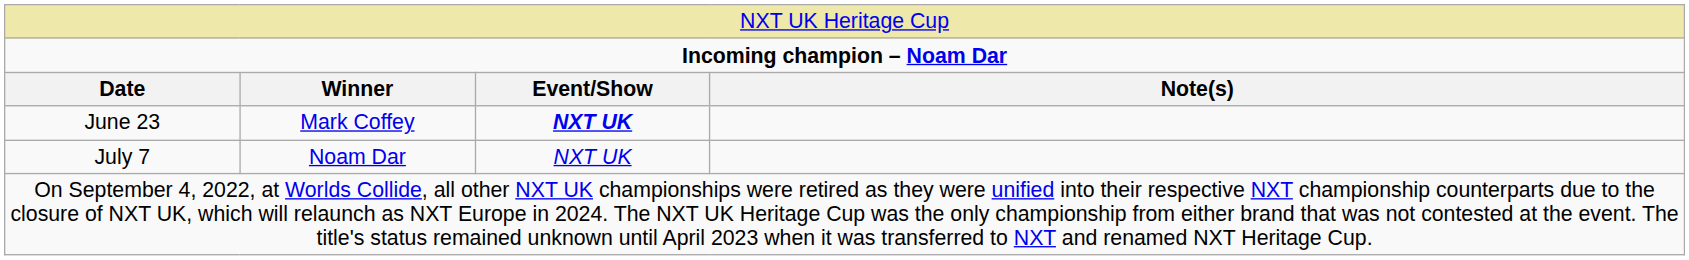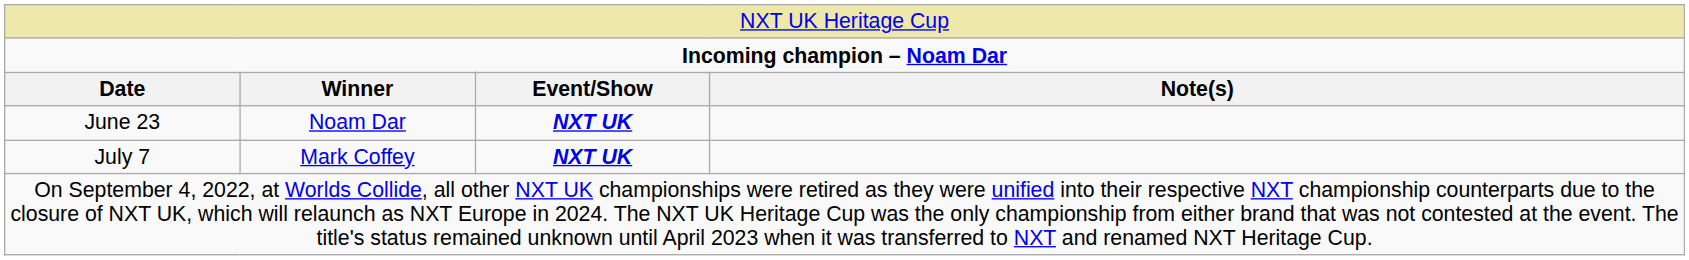(357, 122) Mark Coffey -> (357, 122) Noam Dar
(357, 156) Noam Dar -> (357, 156) Mark Coffey
(593, 156) normal -> (593, 156) bold
